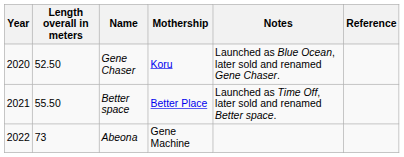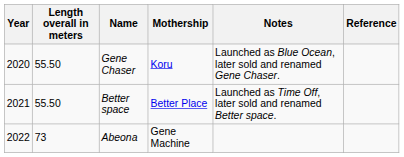(48, 64) 52.50 -> (48, 64) 55.50
